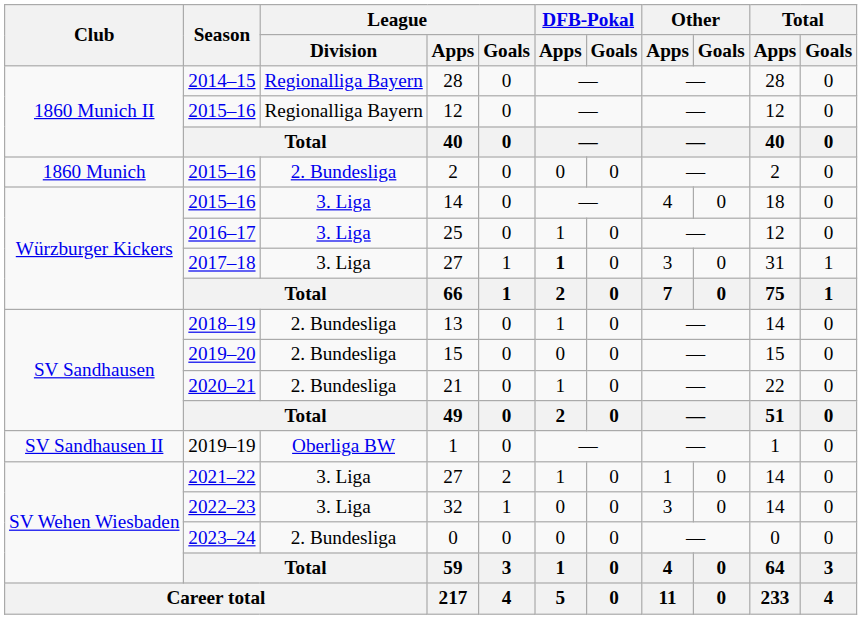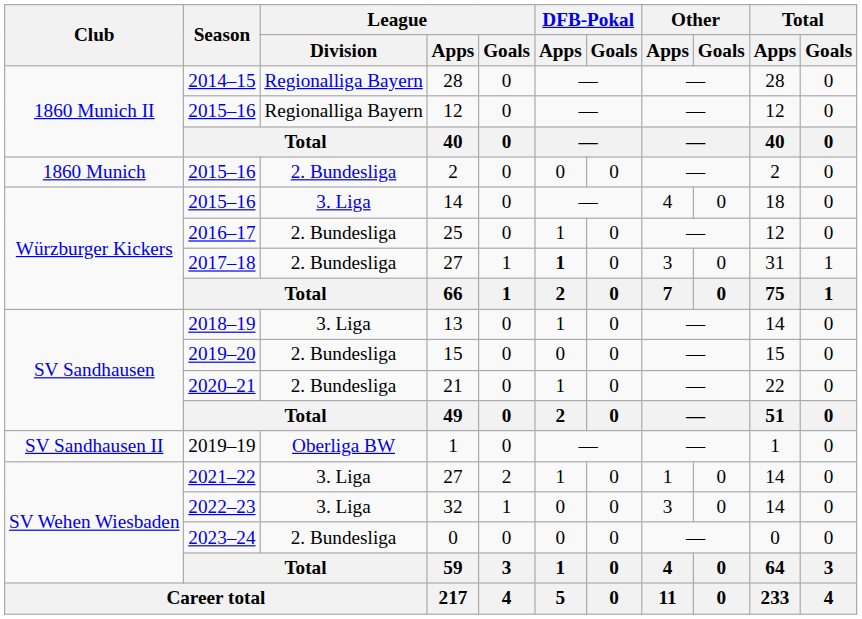(344, 232) 3. Liga -> (344, 232) 2. Bundesliga
(344, 263) 3. Liga -> (344, 263) 2. Bundesliga
(344, 324) 2. Bundesliga -> (344, 324) 3. Liga
